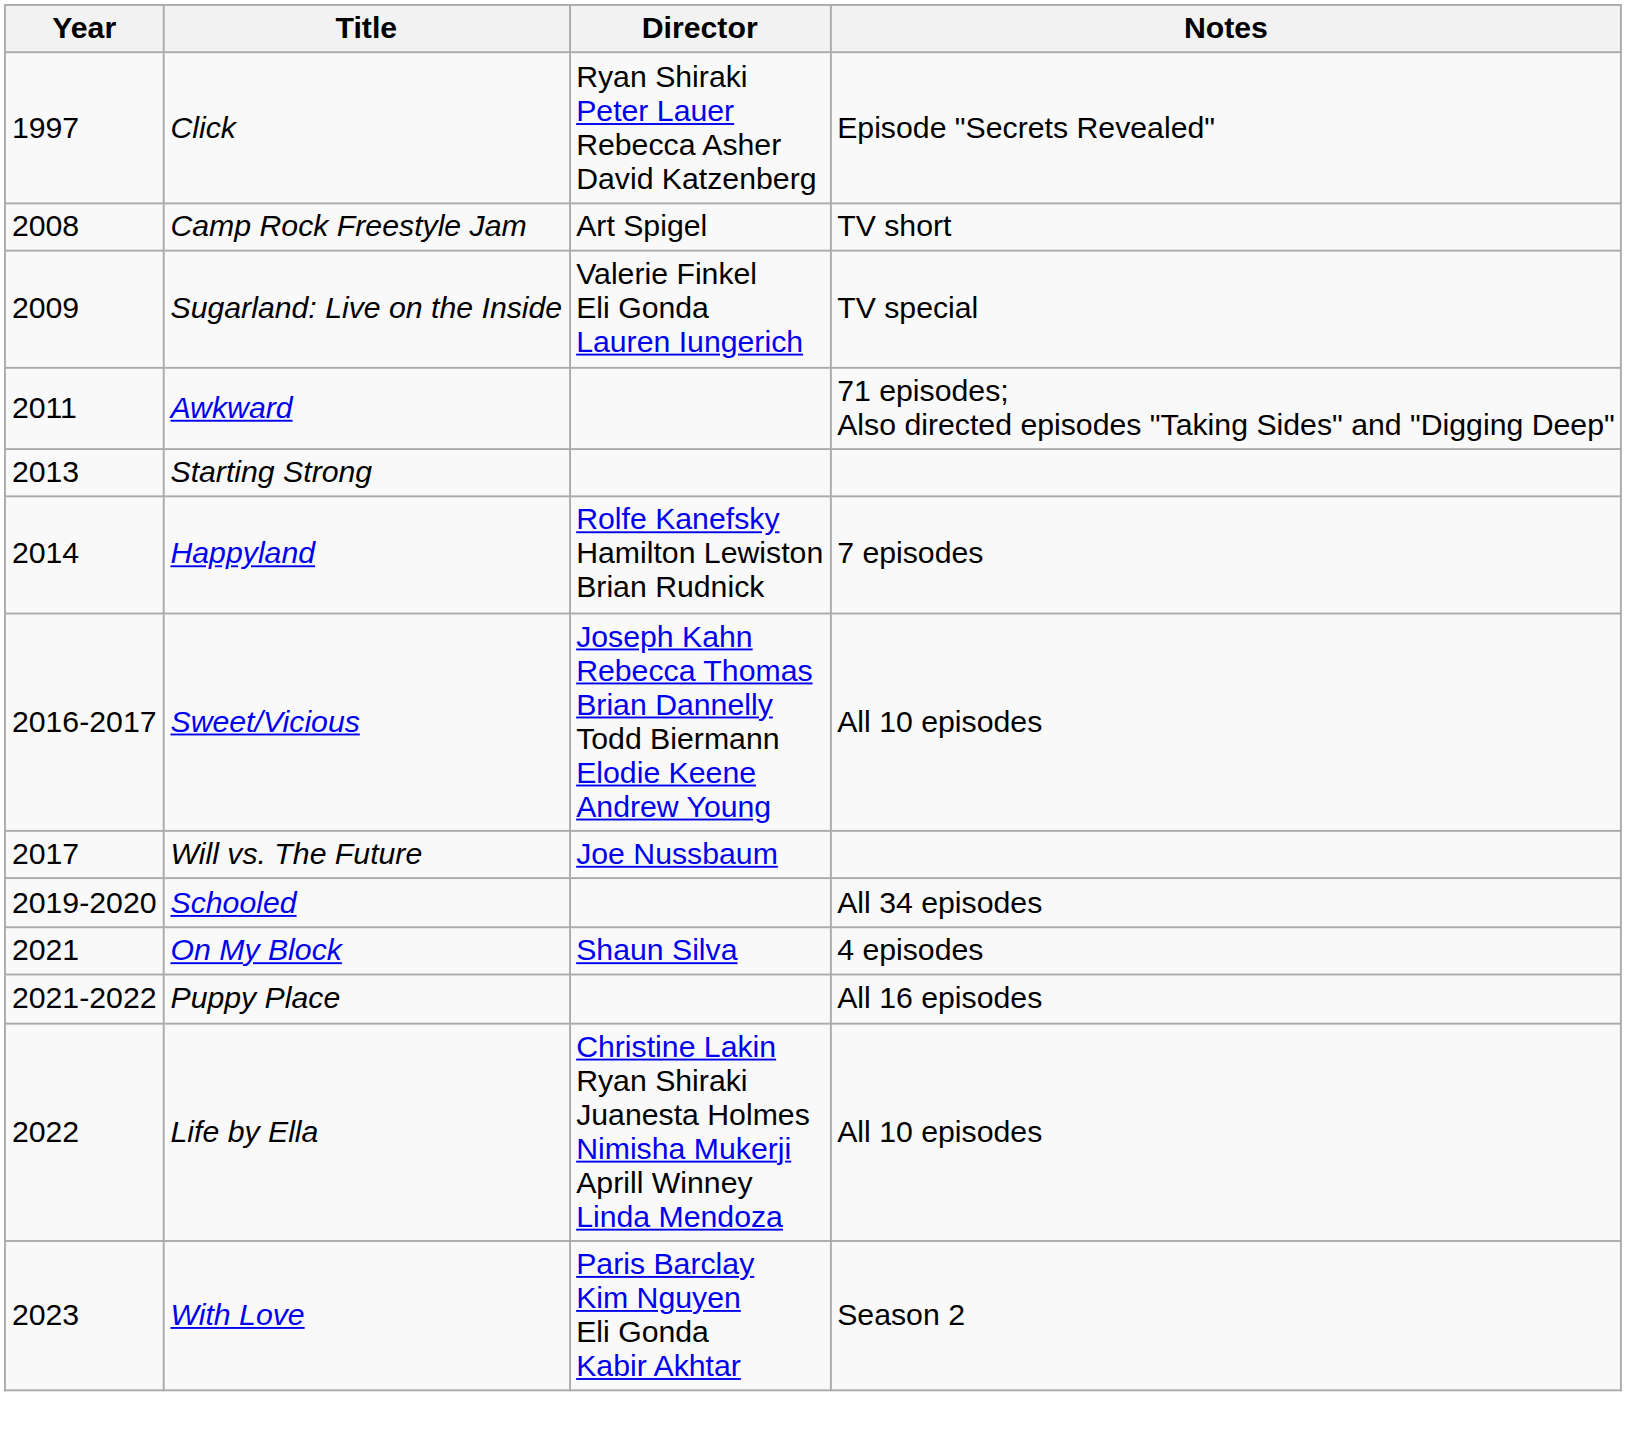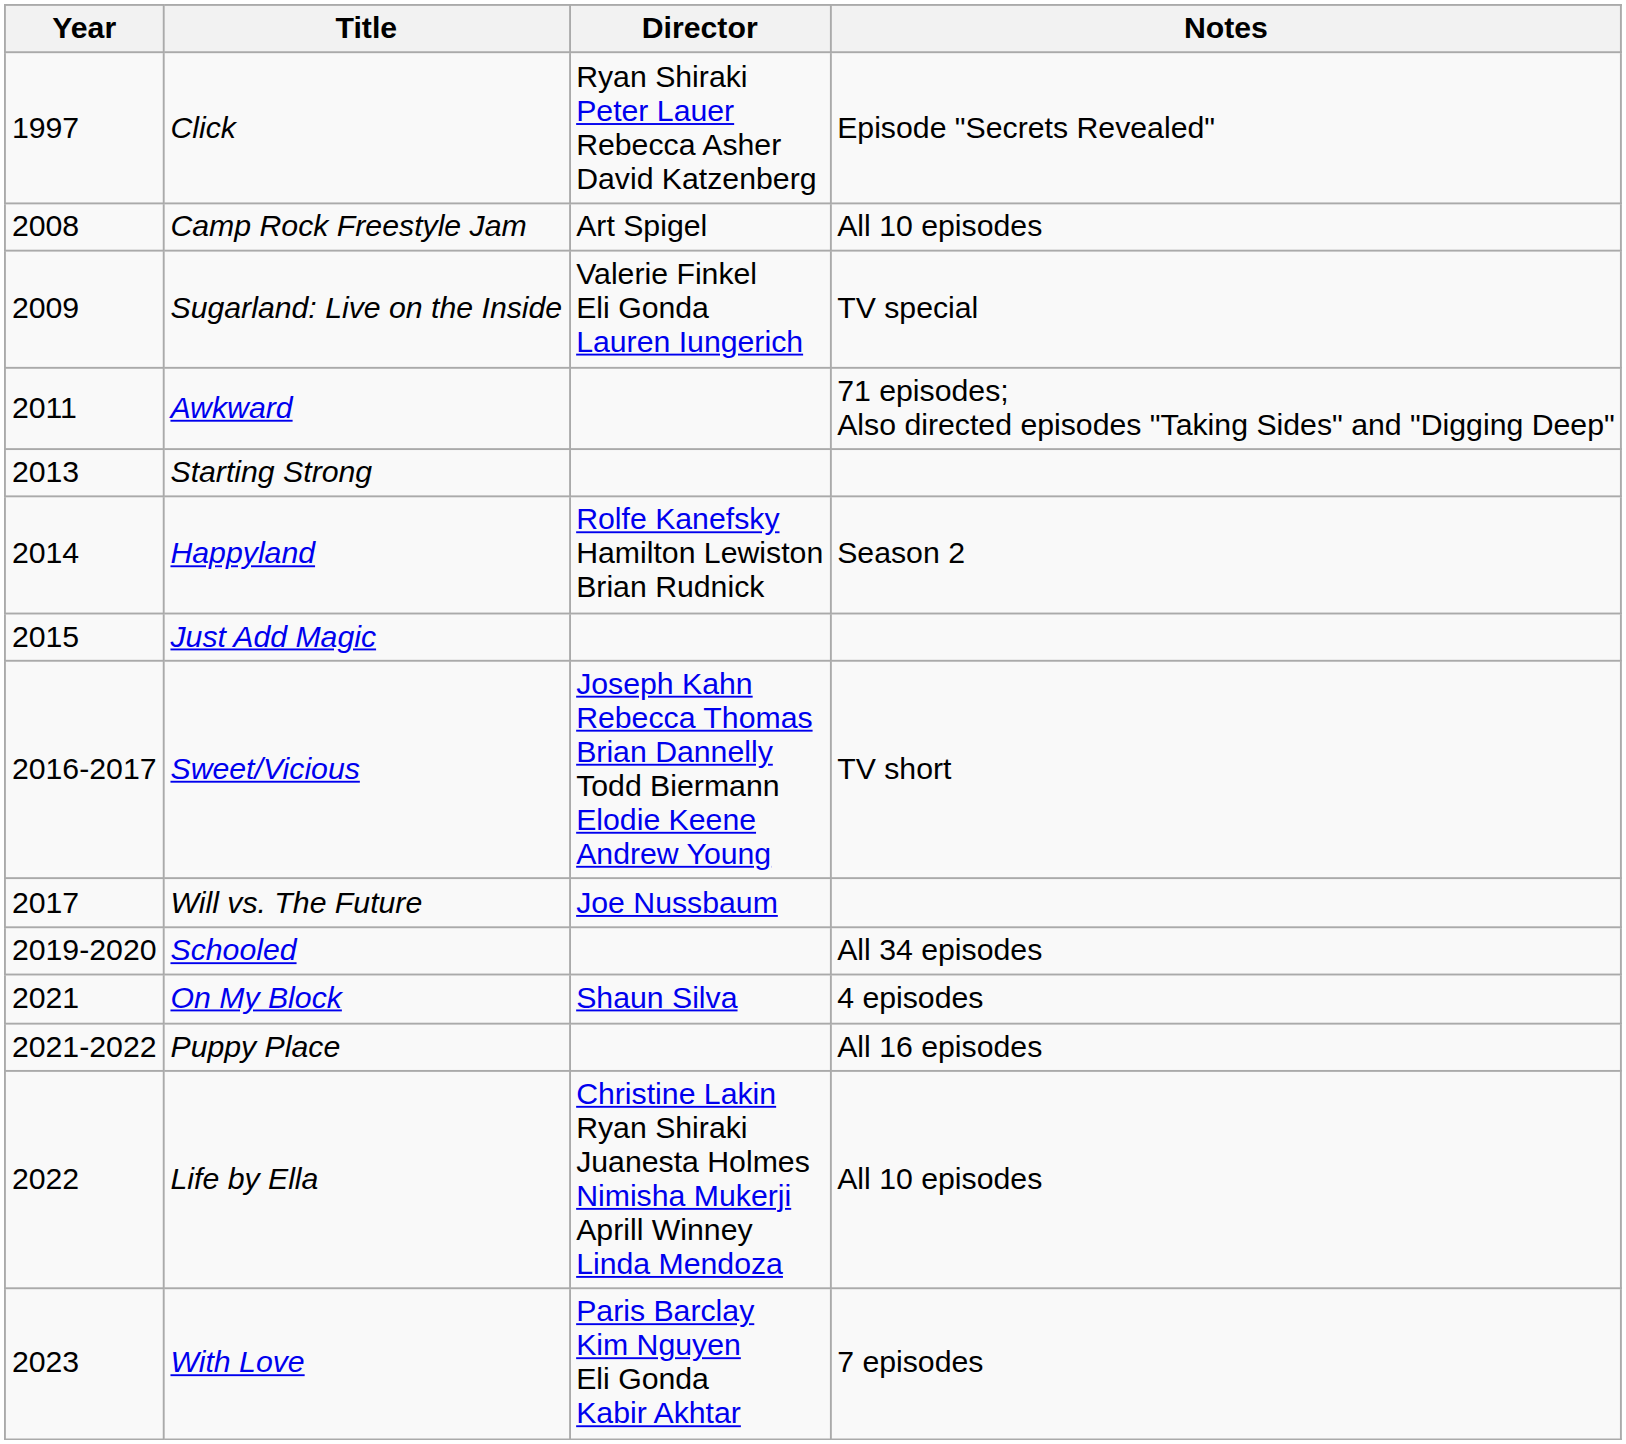(894, 226) TV short -> (940, 226) All 10 episodes
(910, 554) 7 episodes -> (901, 554) Season 2
+ row: (273, 636)
(940, 721) All 10 episodes -> (894, 769) TV short
(901, 1315) Season 2 -> (910, 1363) 7 episodes
